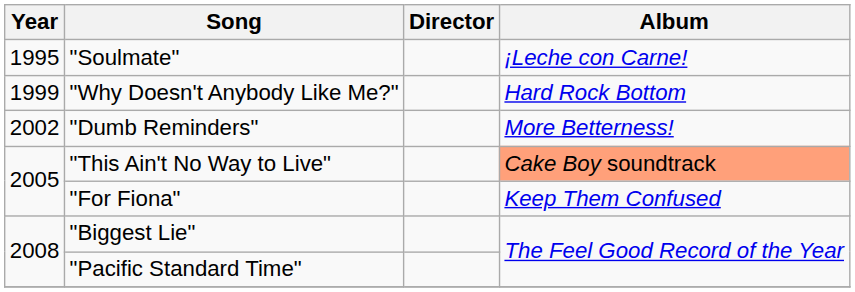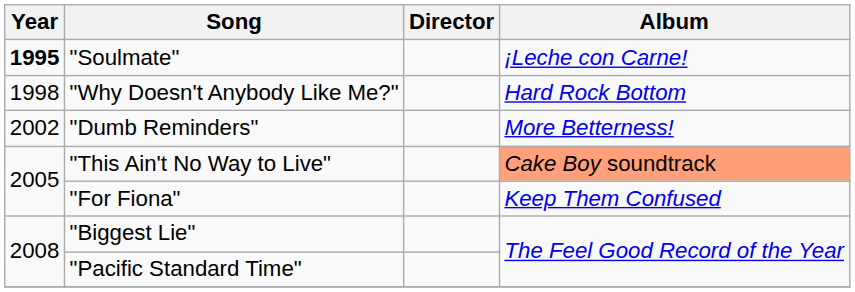(35, 57) normal -> (35, 57) bold
(35, 92) 1999 -> (35, 92) 1998
